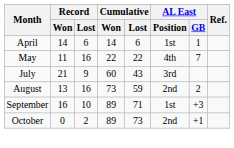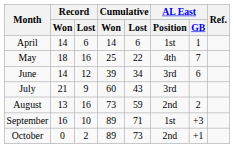(63, 58) 11 -> (63, 58) 18
(111, 58) 22 -> (111, 58) 25
+ row: (27, 74)
